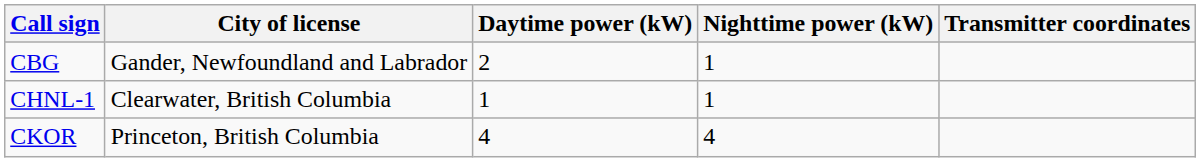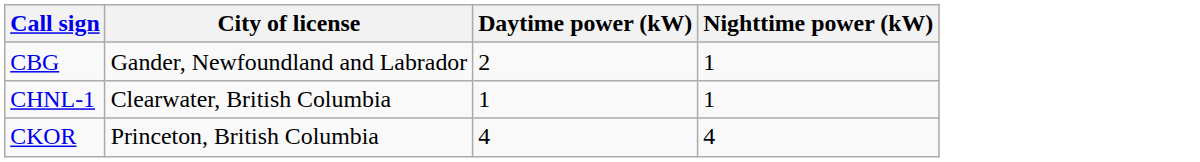- column: (1067, 23)
